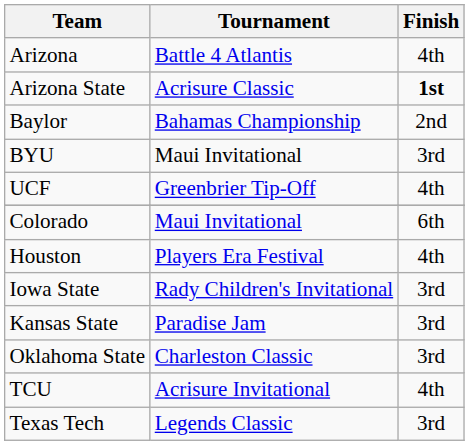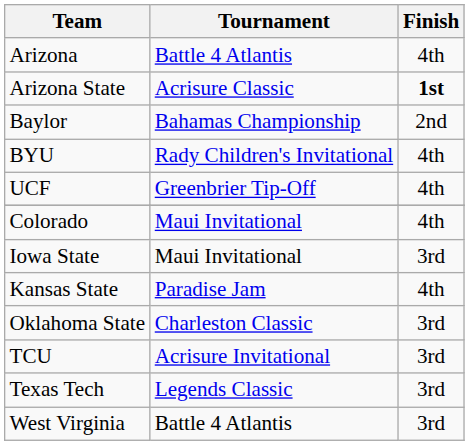(228, 155) Maui Invitational -> (274, 155) Rady Children's Invitational
(431, 155) 3rd -> (431, 155) 4th
(431, 222) 6th -> (431, 222) 4th
- row: (45, 255)
(274, 289) Rady Children's Invitational -> (228, 255) Maui Invitational
(431, 322) 3rd -> (431, 289) 4th
(431, 389) 4th -> (431, 356) 3rd
+ row: (67, 423)
